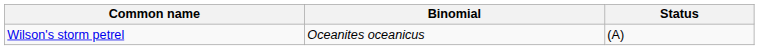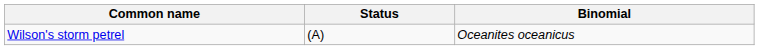columns swapped: (454, 14) <-> (679, 14)
